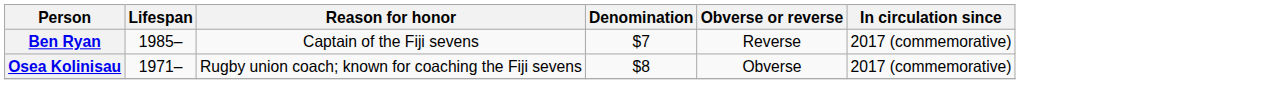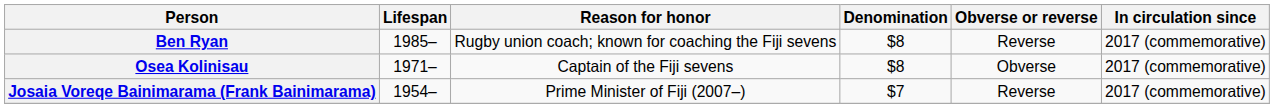(391, 42) Captain of the Fiji sevens -> (645, 42) Rugby union coach; known for coaching the Fiji sevens
(641, 42) $7 -> (896, 42) $8
(391, 67) Rugby union coach; known for coaching the Fiji sevens -> (645, 67) Captain of the Fiji sevens
+ row: (192, 91)
